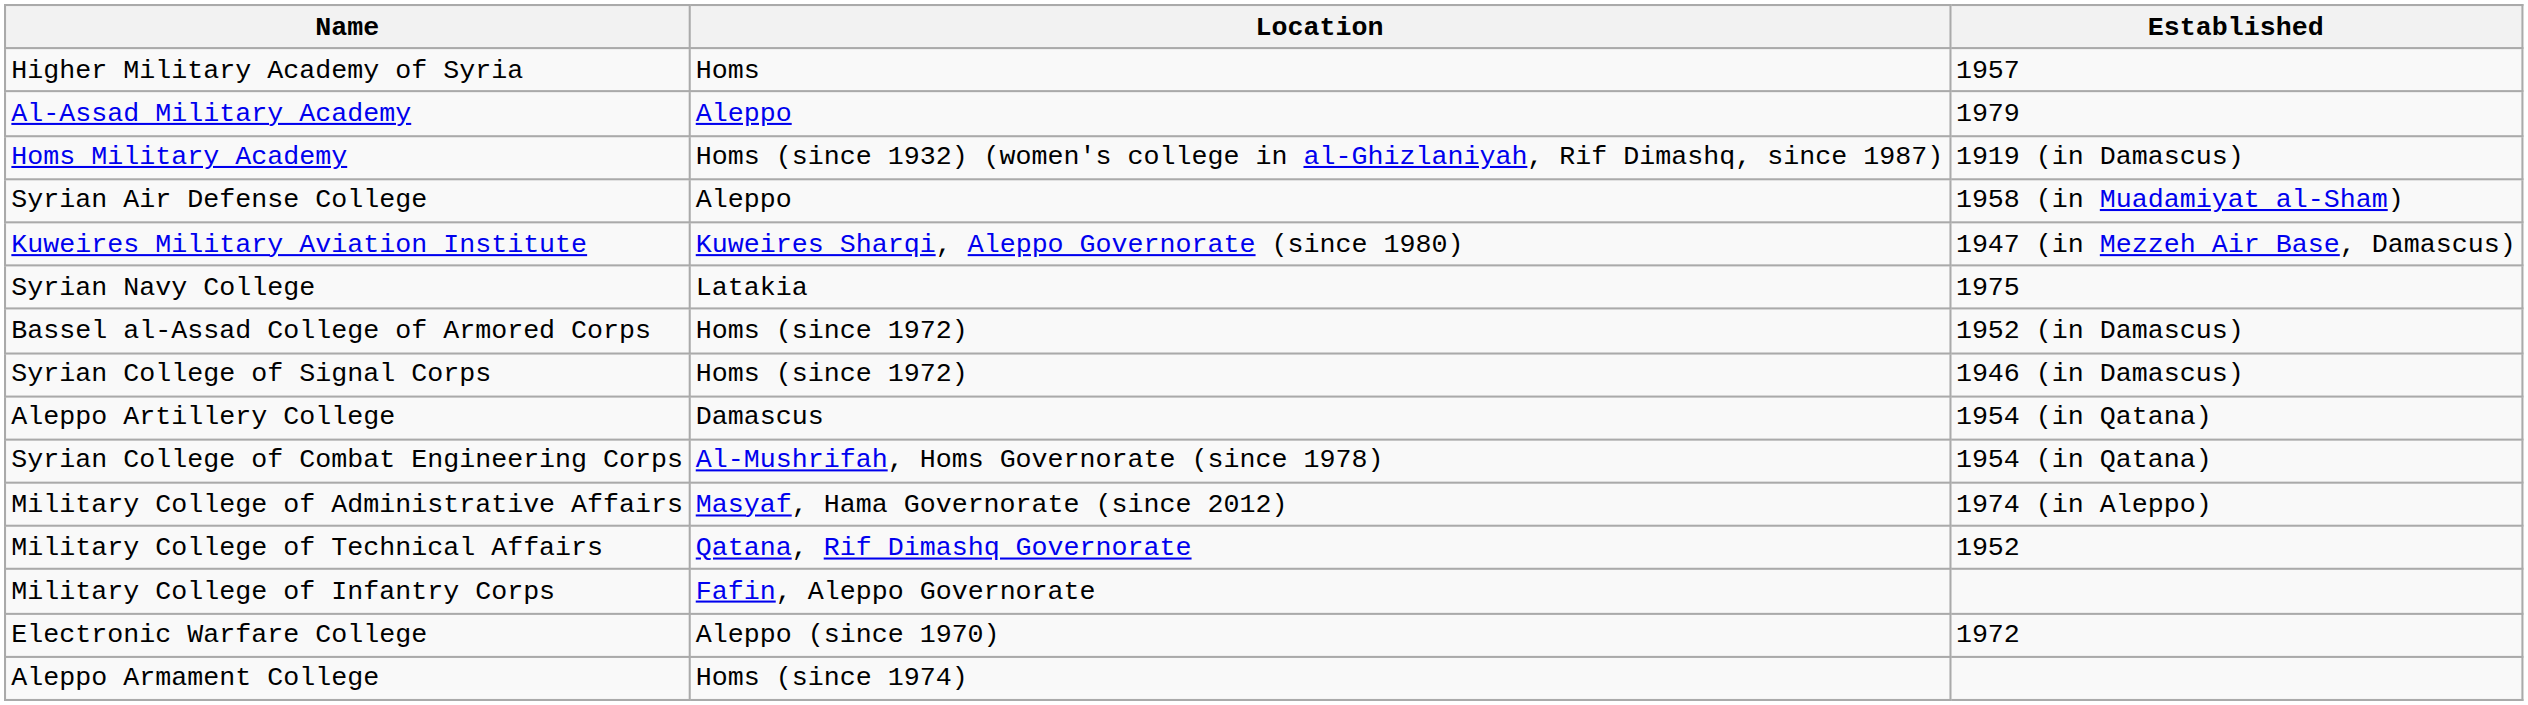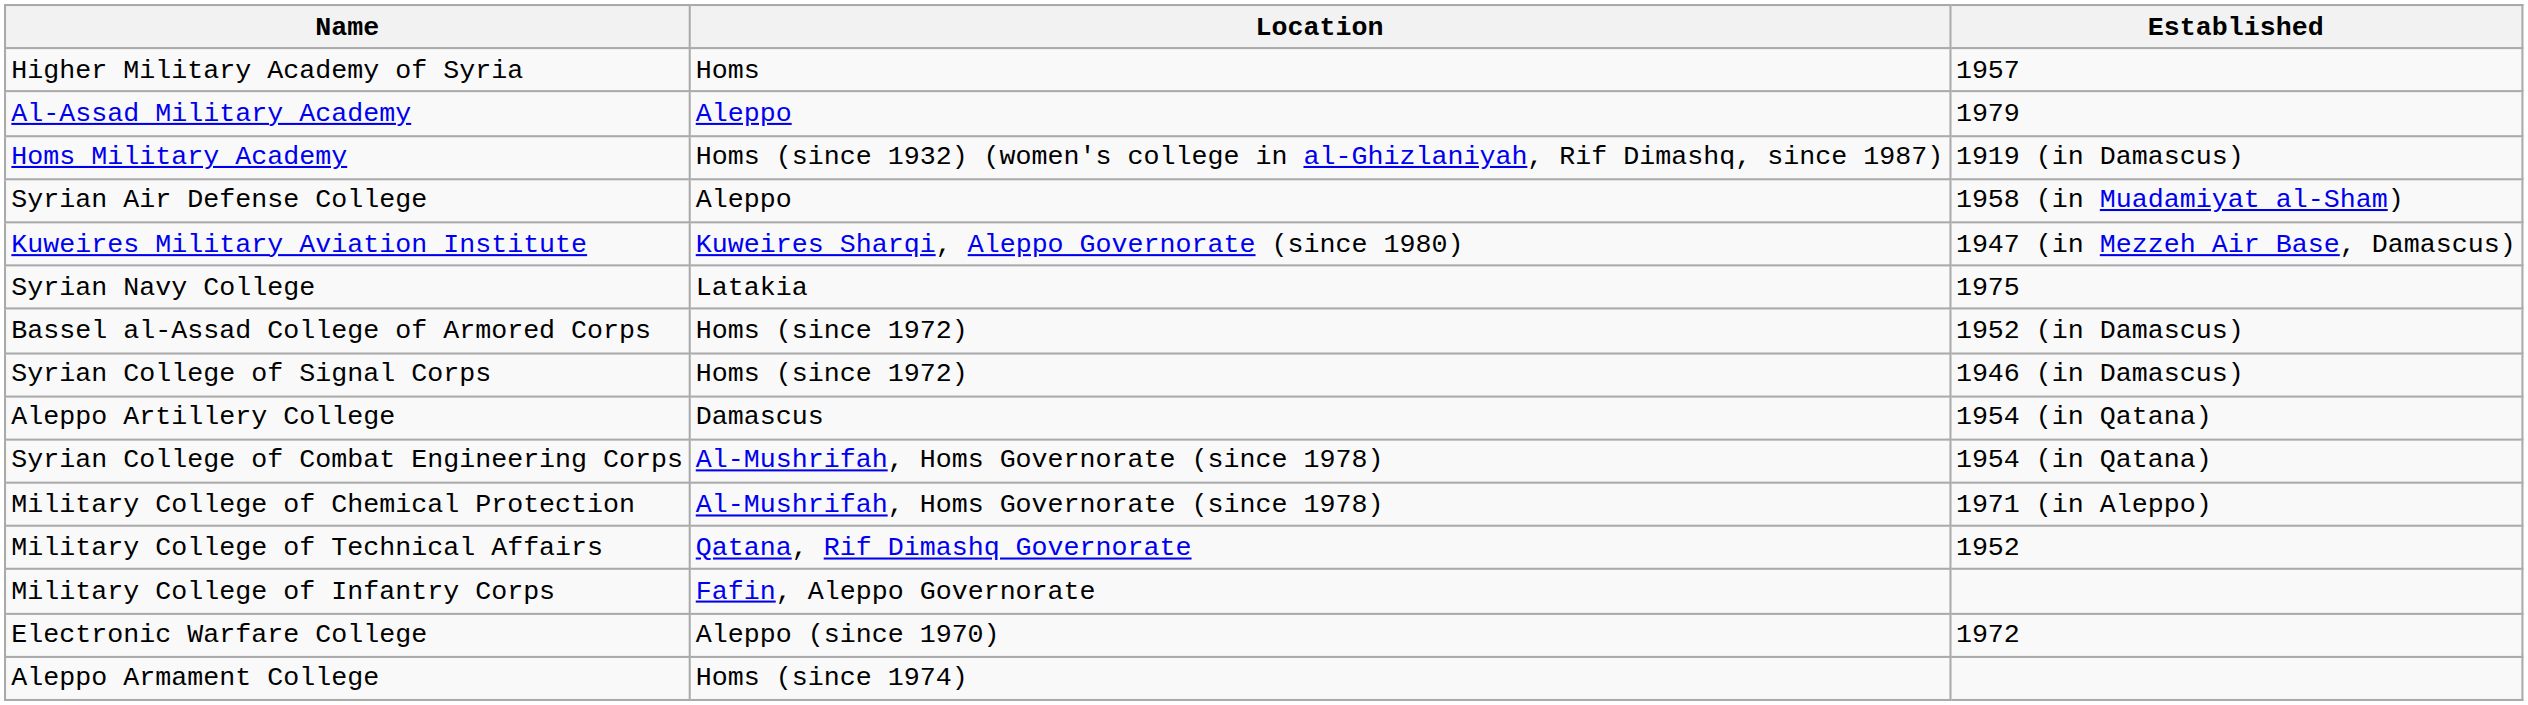+ row: (323, 505)
- row: (347, 505)
